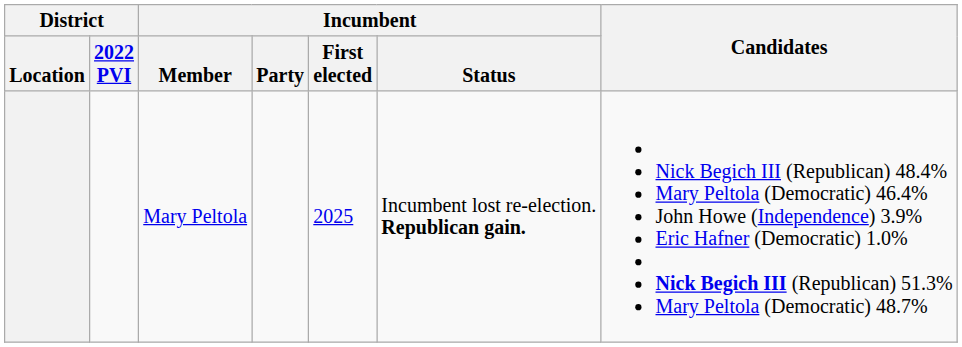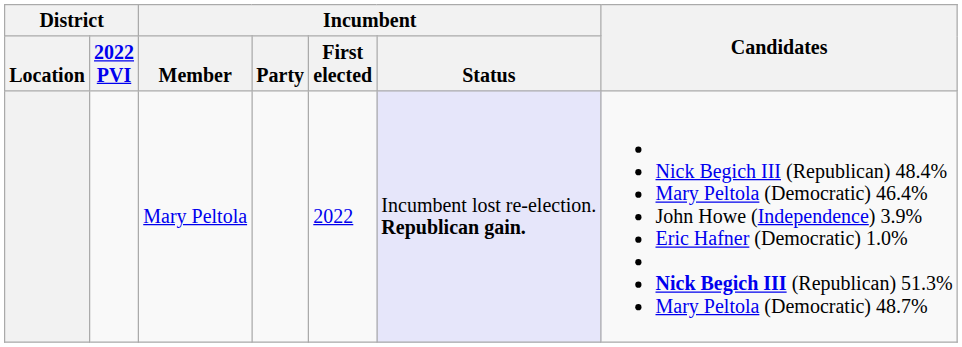(333, 216) 2025 -> (333, 216) 2022
(489, 216) no background -> (489, 216) lavender background
